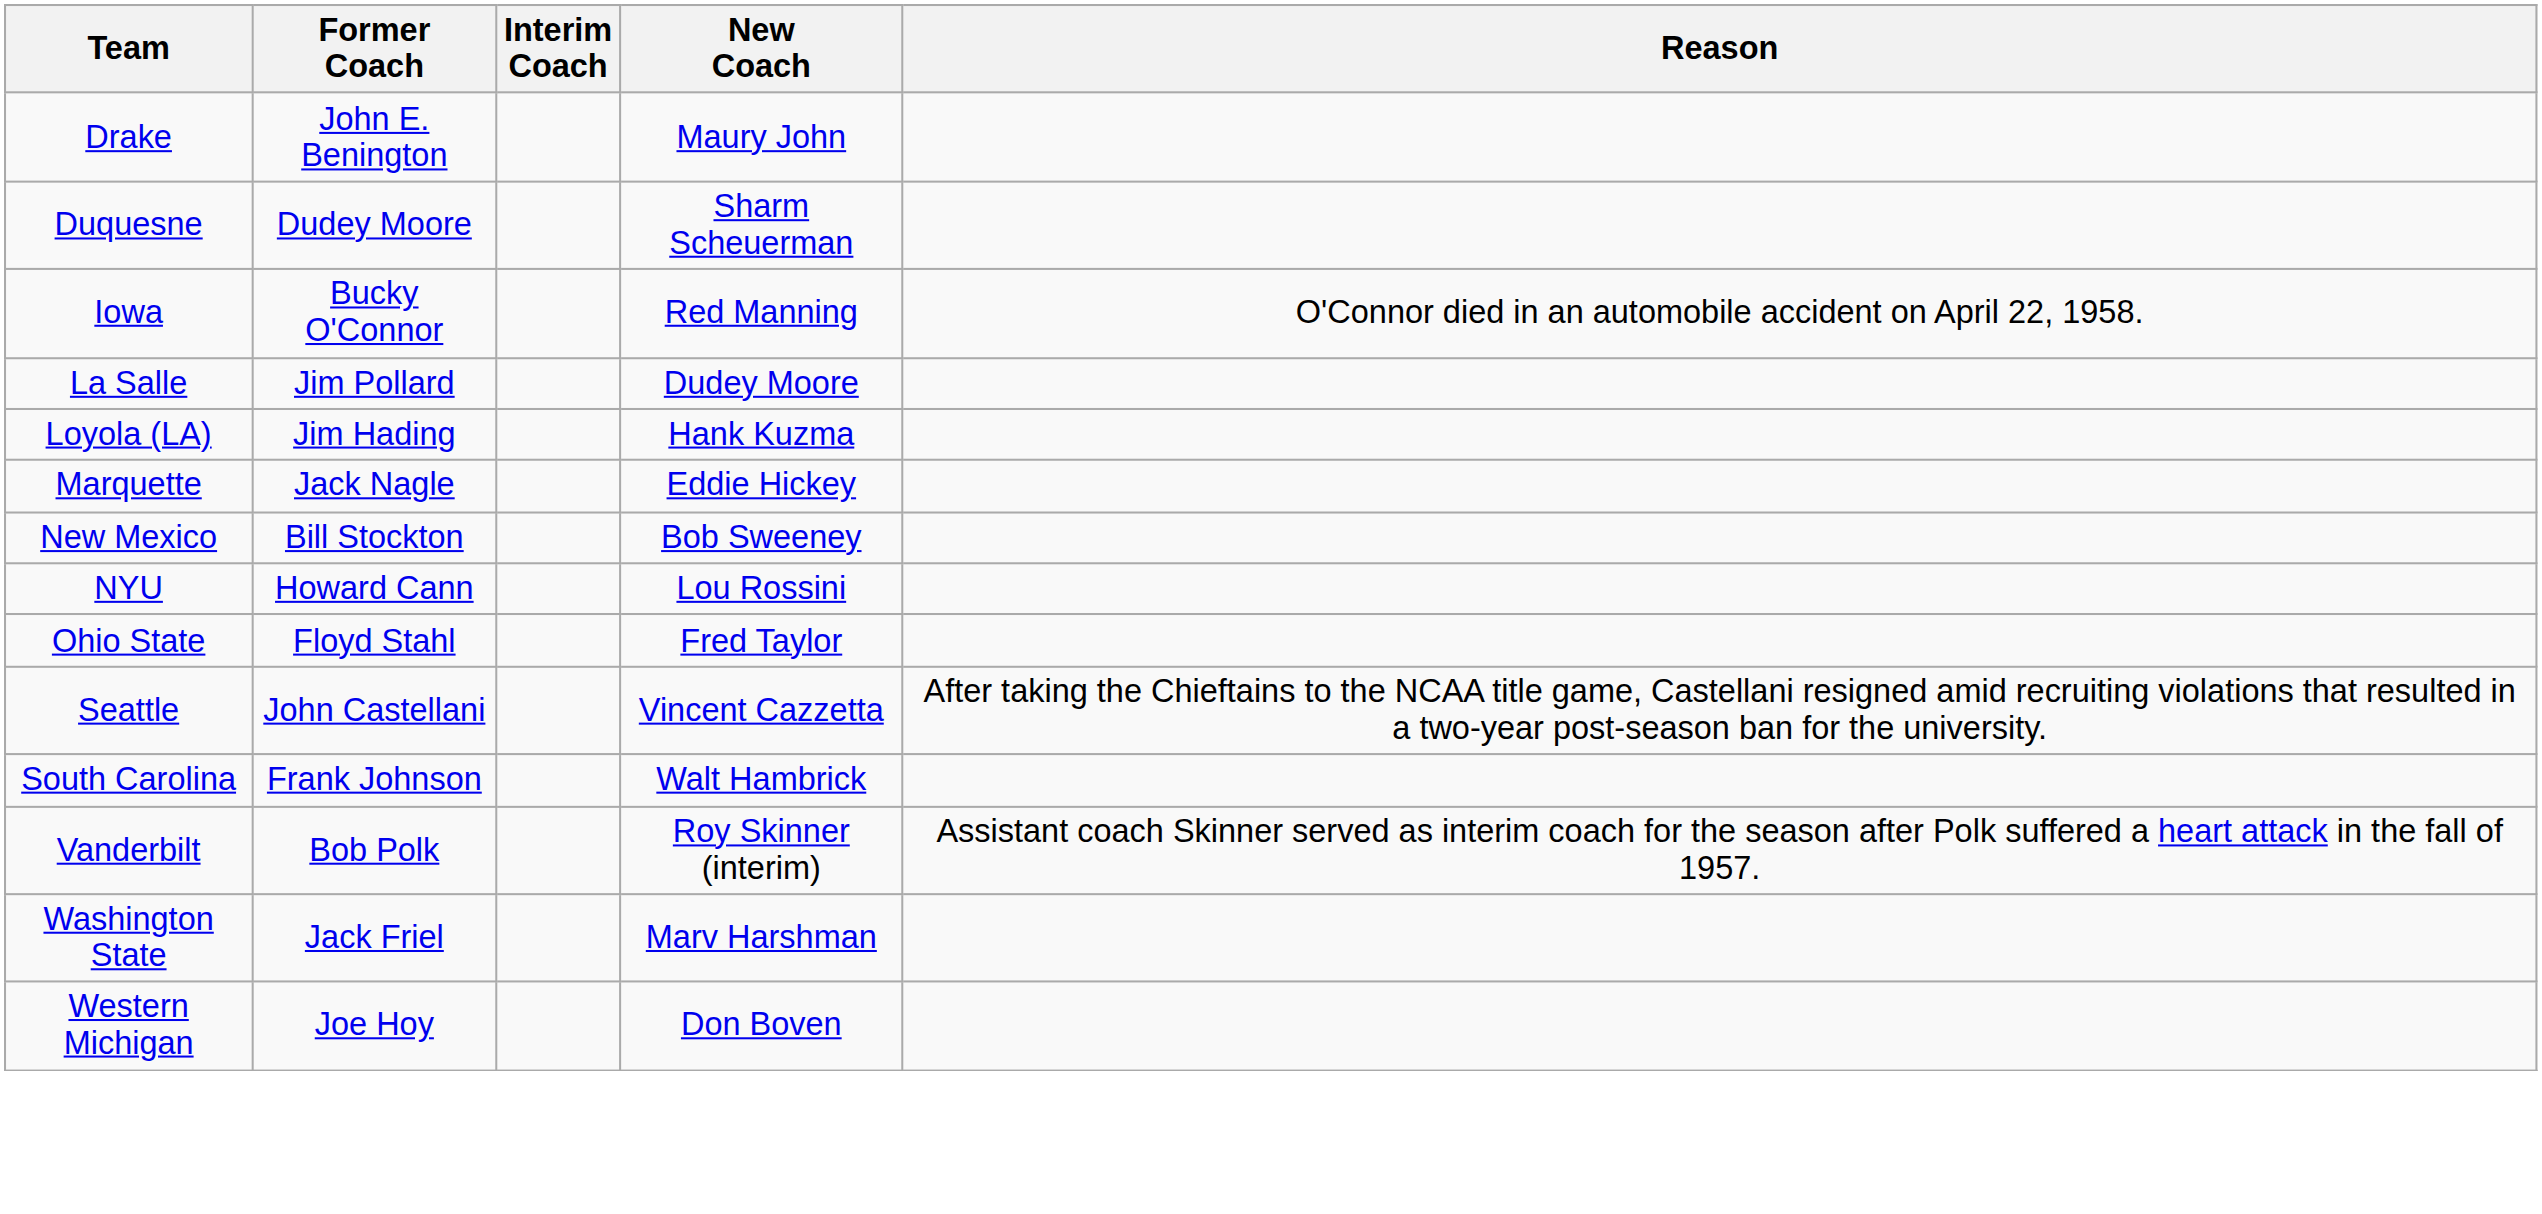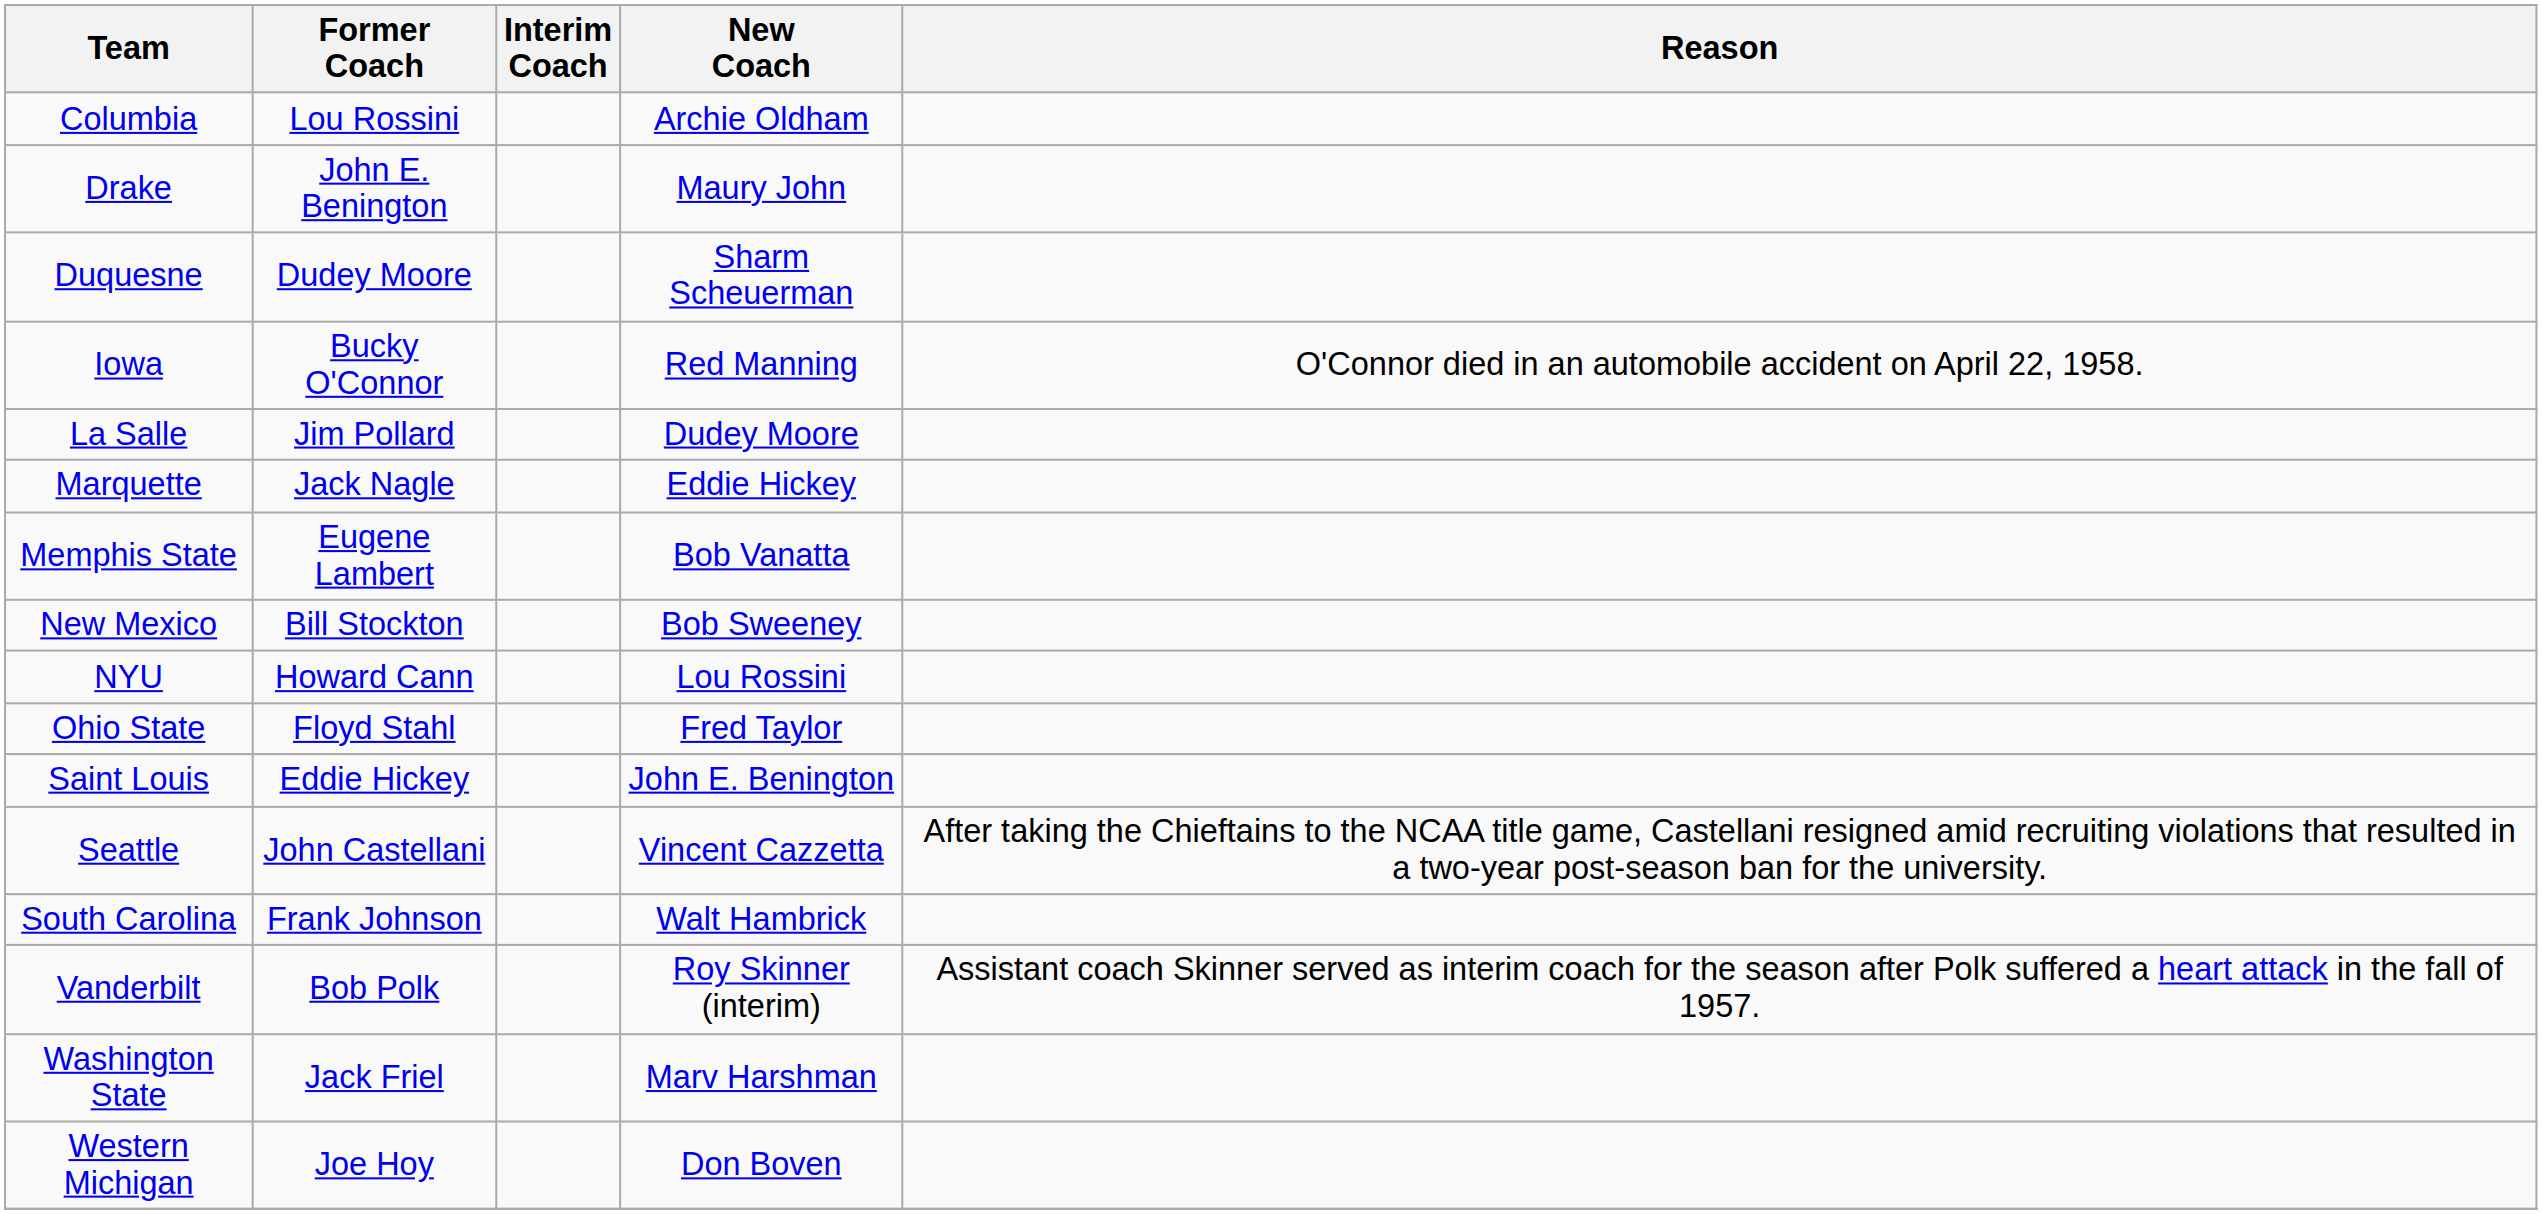+ row: (129, 118)
- row: (129, 433)
+ row: (129, 555)
+ row: (129, 779)
